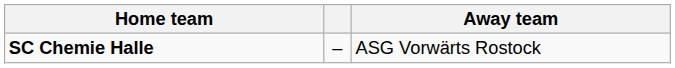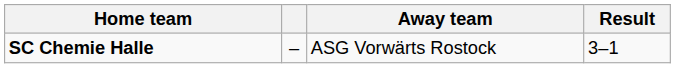+ column: (627, 18)
